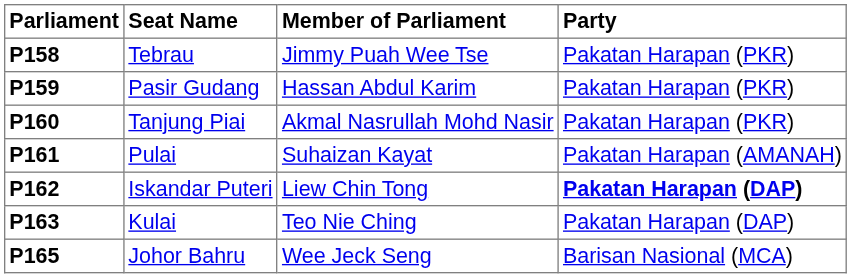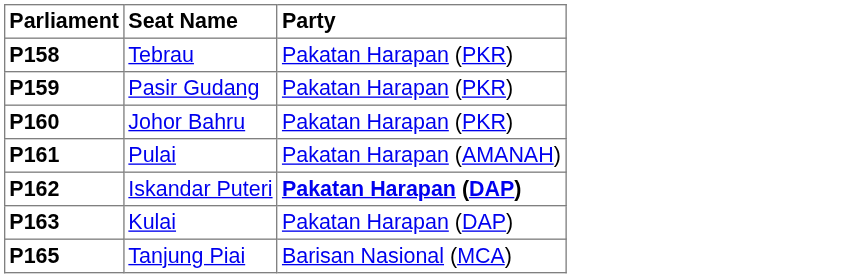- column: (394, 21)
(187, 121) Tanjung Piai -> (187, 121) Johor Bahru
(187, 255) Johor Bahru -> (187, 255) Tanjung Piai
